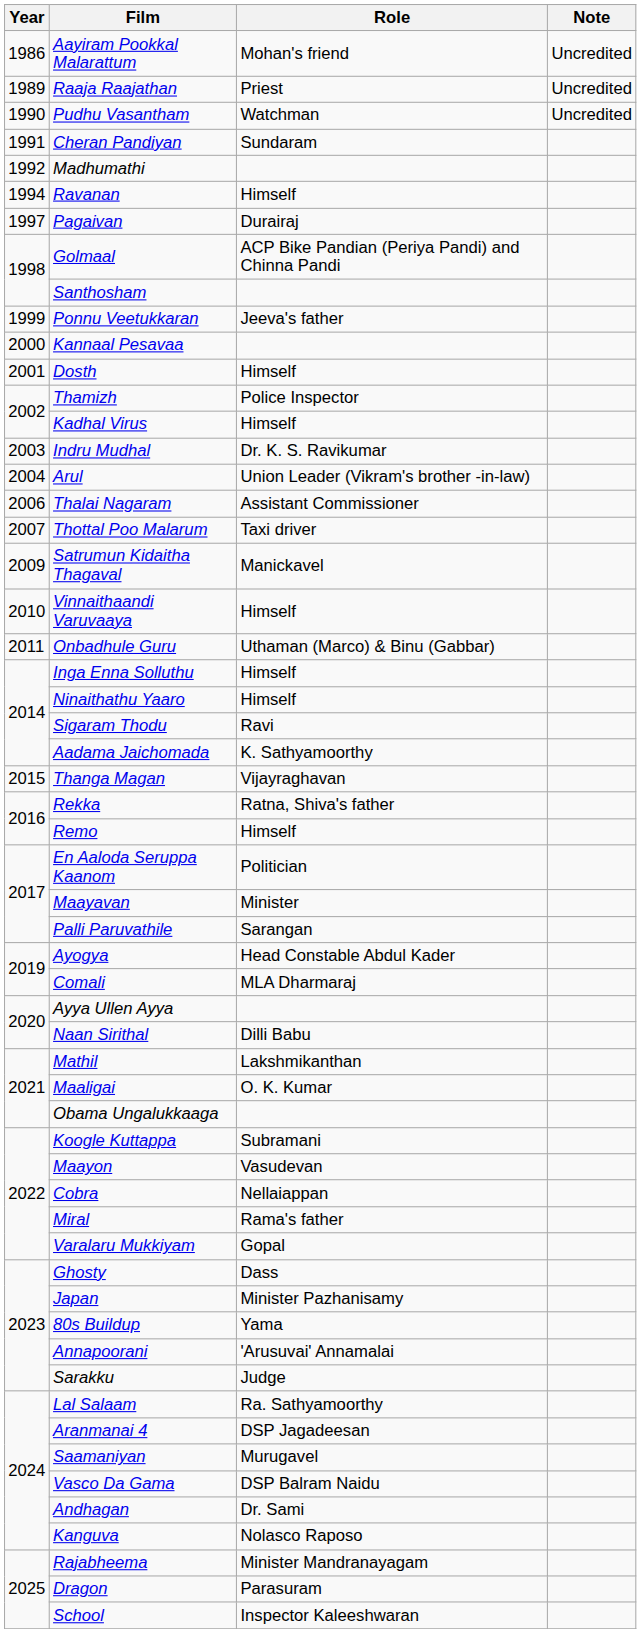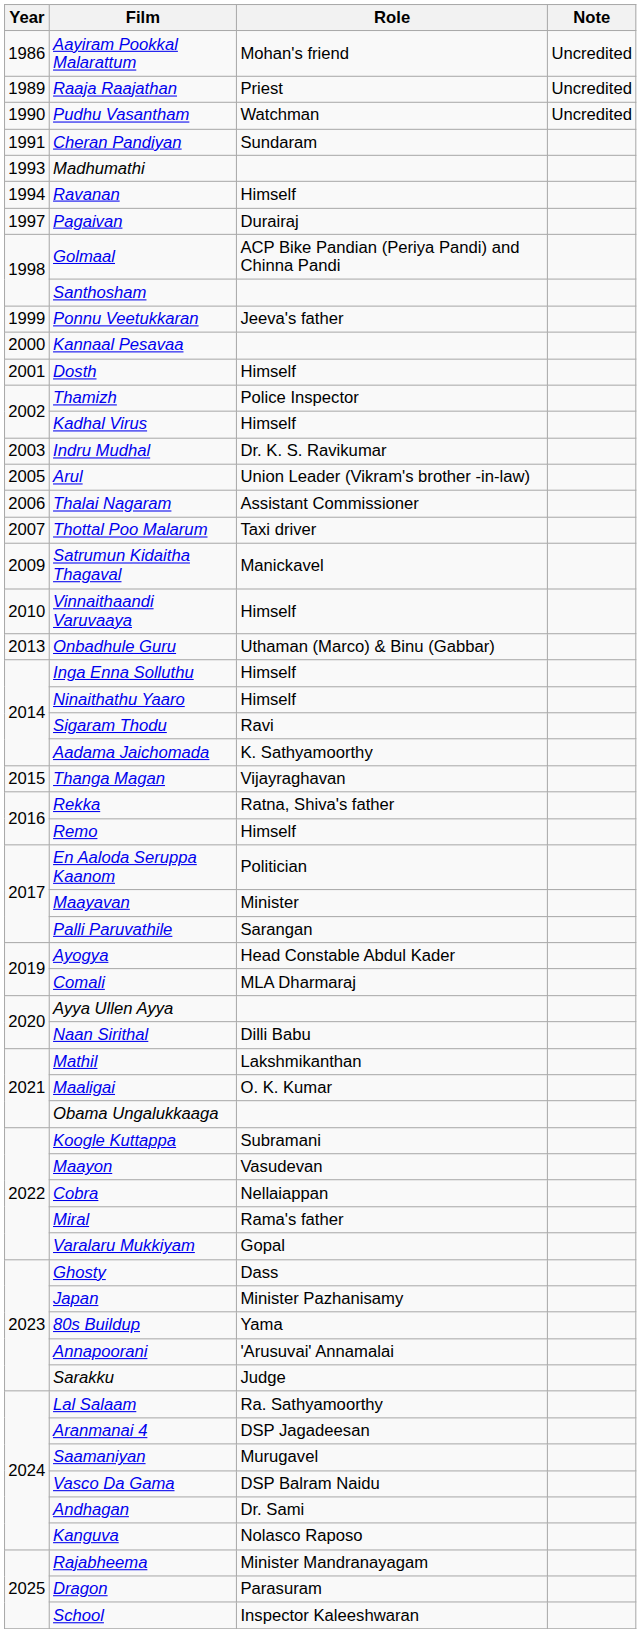(27, 168) 1992 -> (27, 168) 1993
(27, 477) 2004 -> (27, 477) 2005
(26, 646) 2011 -> (27, 646) 2013
